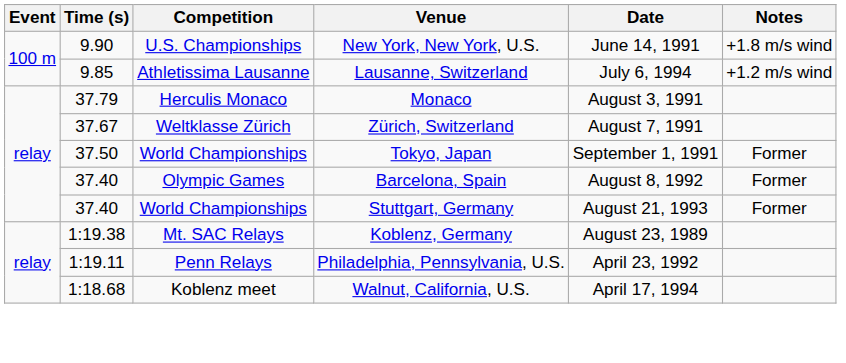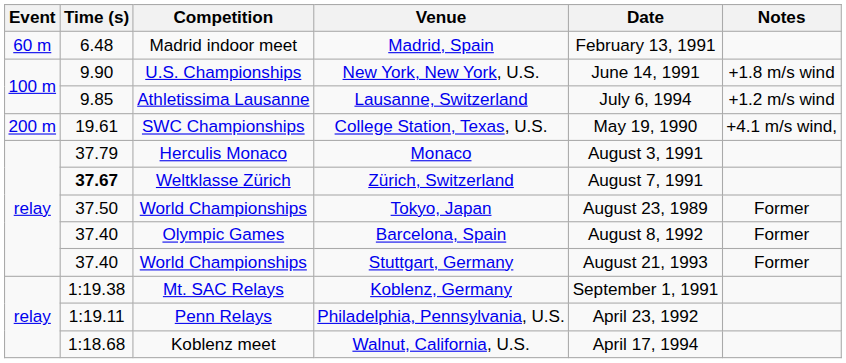+ row: (441, 45)
+ row: (441, 126)
(97, 126) normal -> (97, 180) bold
(645, 153) September 1, 1991 -> (645, 208) August 23, 1989
(645, 235) August 23, 1989 -> (645, 289) September 1, 1991
